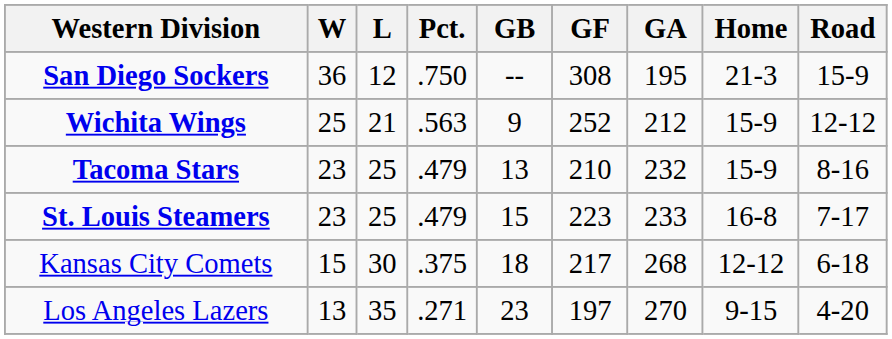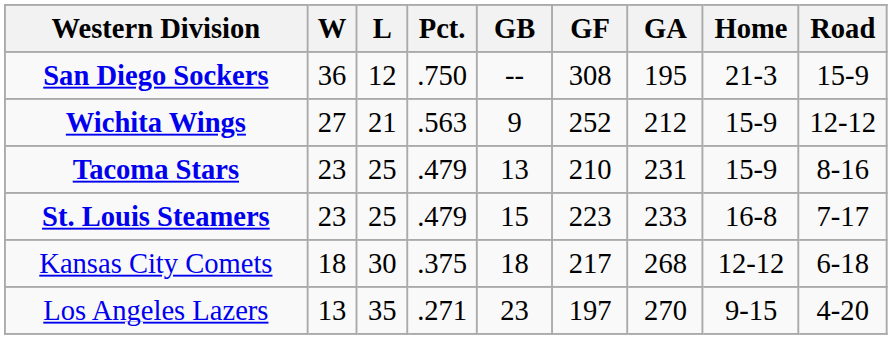(332, 122) 25 -> (332, 122) 27
(666, 169) 232 -> (666, 169) 231
(332, 263) 15 -> (332, 263) 18
